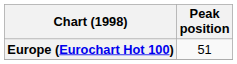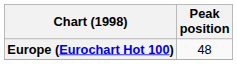(205, 49) 51 -> (205, 49) 48
